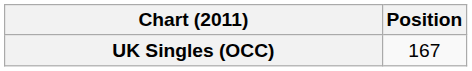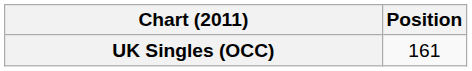(424, 50) 167 -> (424, 50) 161
